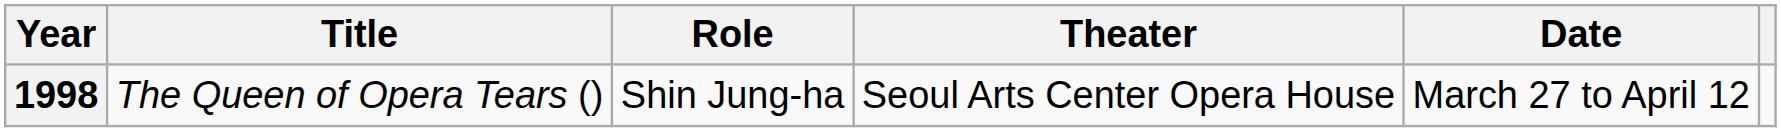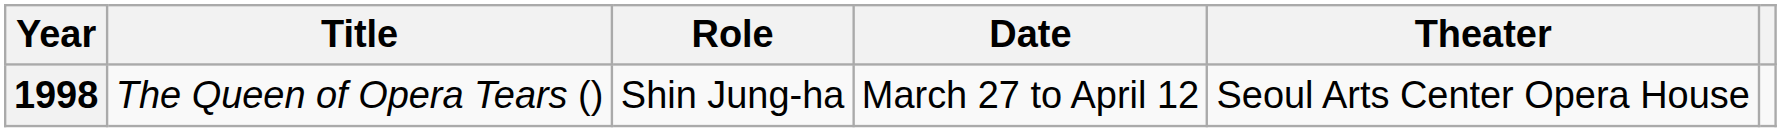columns swapped: (1128, 34) <-> (1581, 34)
